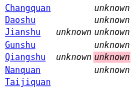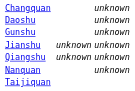rows swapped: (20, 45) <-> (23, 33)
(112, 57) pink background -> (112, 57) no background
